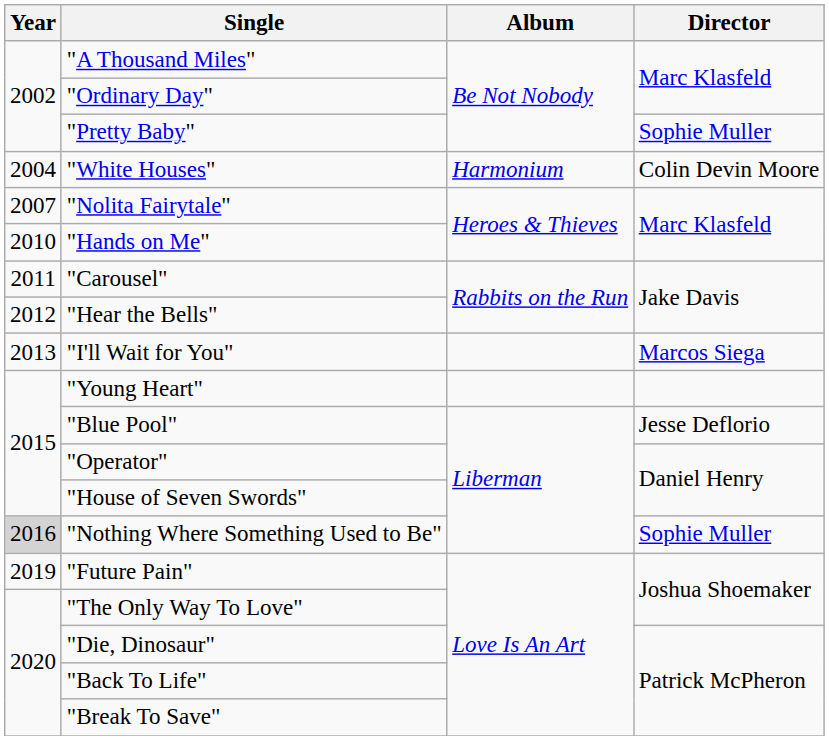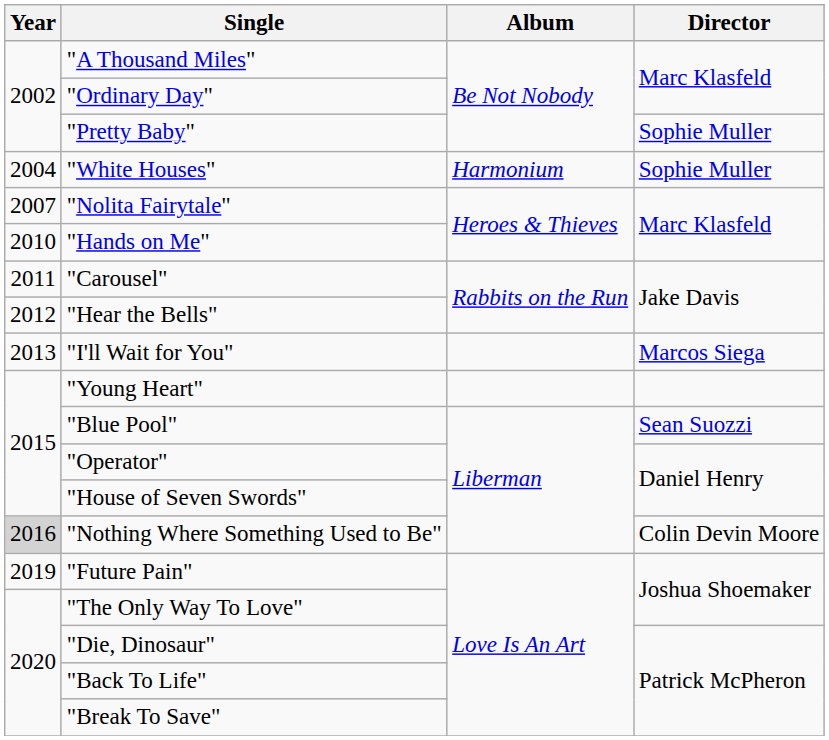(729, 168) Colin Devin Moore -> (705, 168) Sophie Muller
(704, 424) Jesse Deflorio -> (695, 424) Sean Suozzi
(705, 534) Sophie Muller -> (729, 534) Colin Devin Moore
